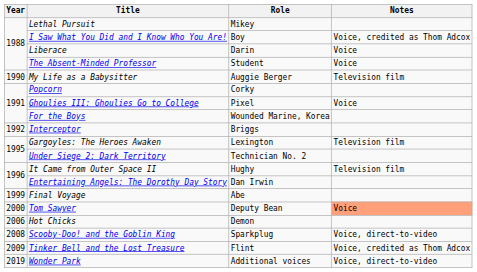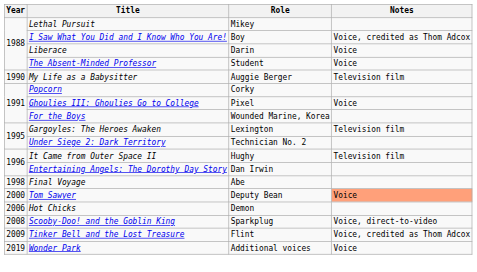- row: (55, 129)
(16, 195) 1999 -> (16, 182) 1998
(385, 261) Voice, direct-to-video -> (345, 248) Voice
